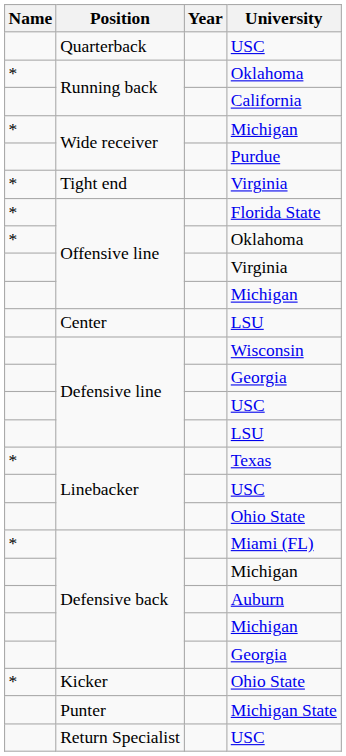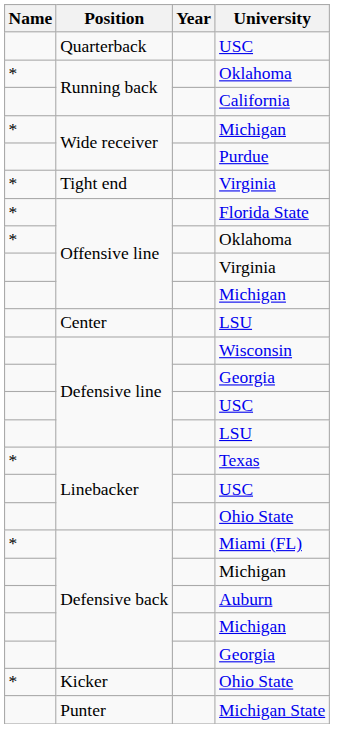- row: (120, 737)
